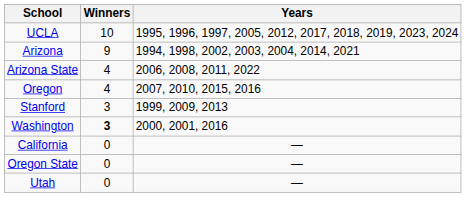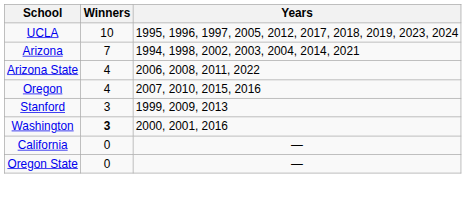(107, 51) 9 -> (107, 51) 7
- row: (43, 182)
